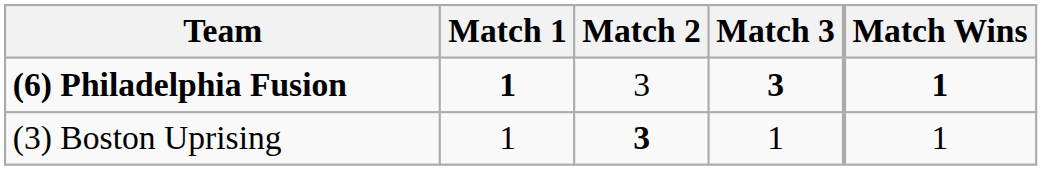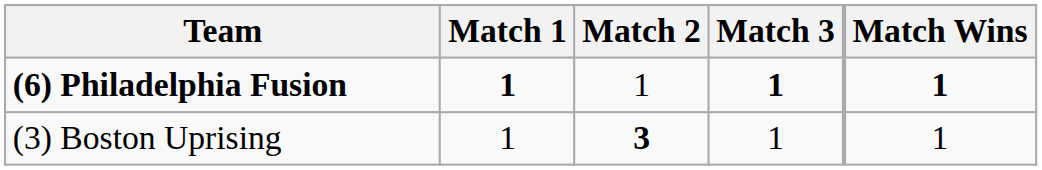(642, 84) 3 -> (642, 84) 1
(776, 84) 3 -> (776, 84) 1
